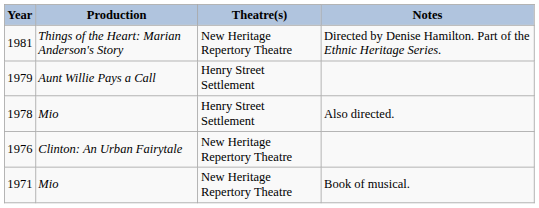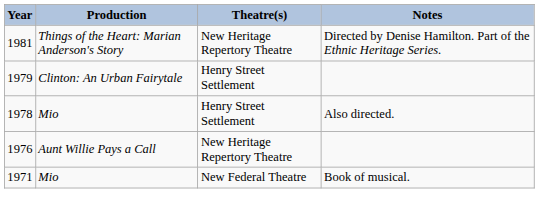(97, 78) Aunt Willie Pays a Call -> (110, 78) Clinton: An Urban Fairytale
(110, 149) Clinton: An Urban Fairytale -> (97, 149) Aunt Willie Pays a Call
(247, 185) New Heritage Repertory Theatre -> (254, 177) New Federal Theatre
